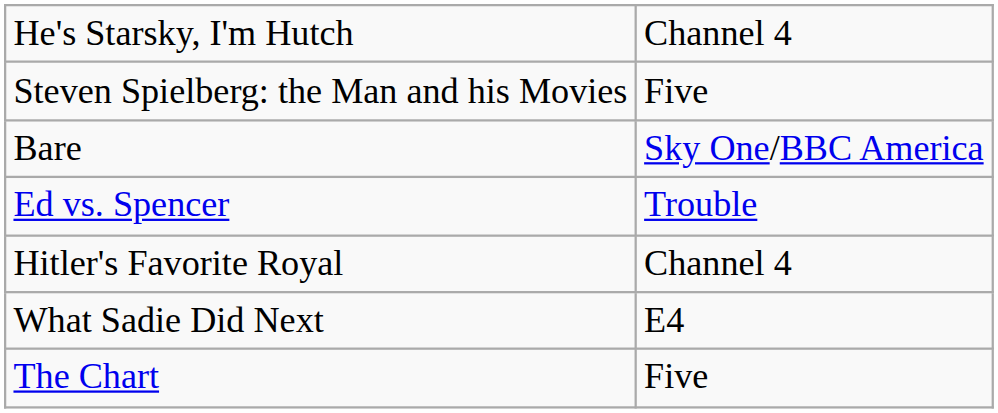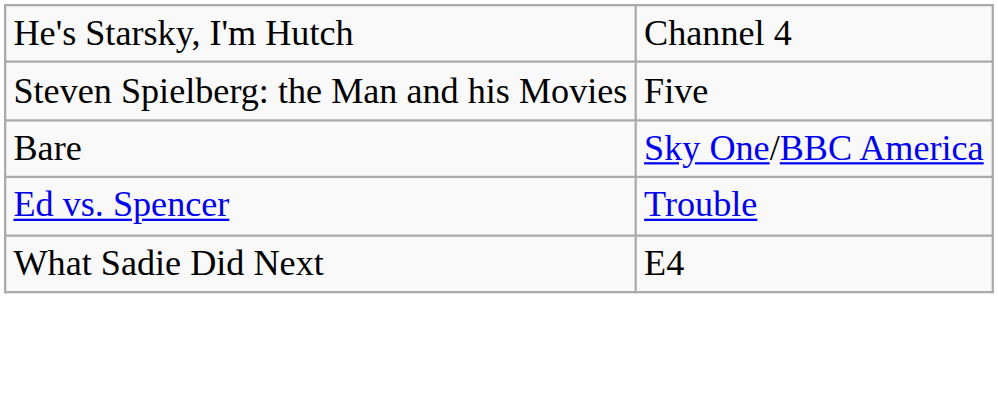- row: (178, 262)
- row: (86, 377)
